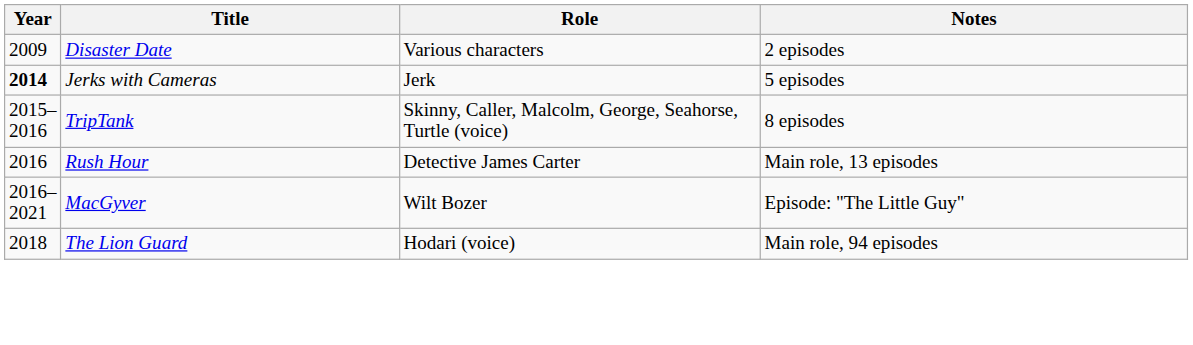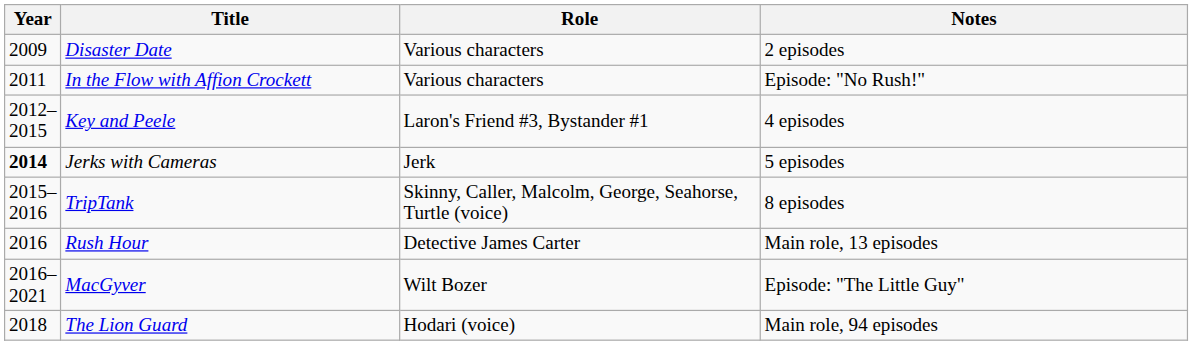+ row: (188, 79)
+ row: (120, 120)
